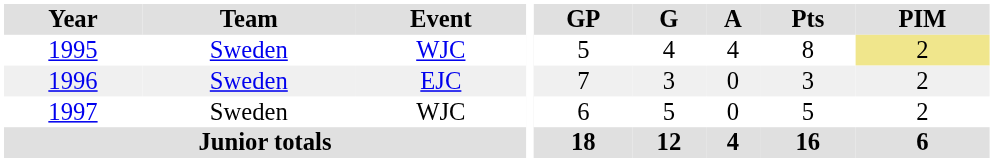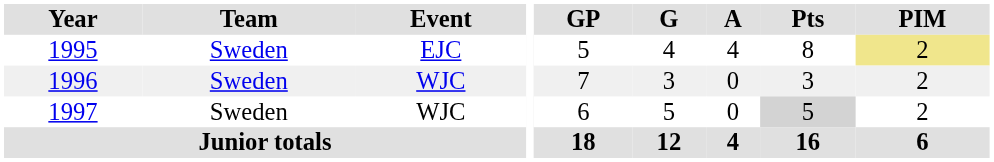(441, 49) WJC -> (441, 49) EJC
(441, 80) EJC -> (441, 80) WJC
(808, 111) no background -> (808, 111) lightgrey background
